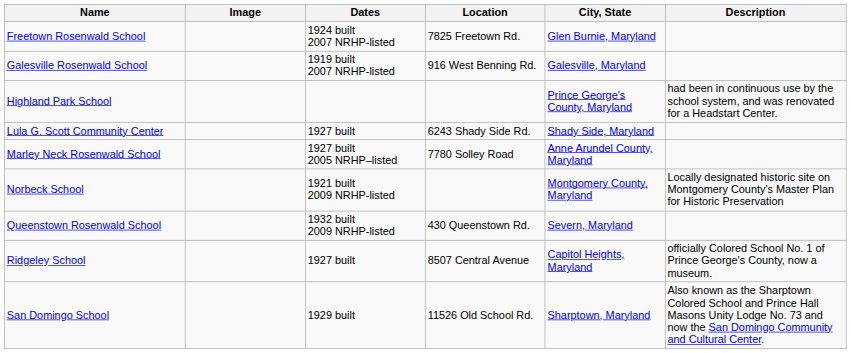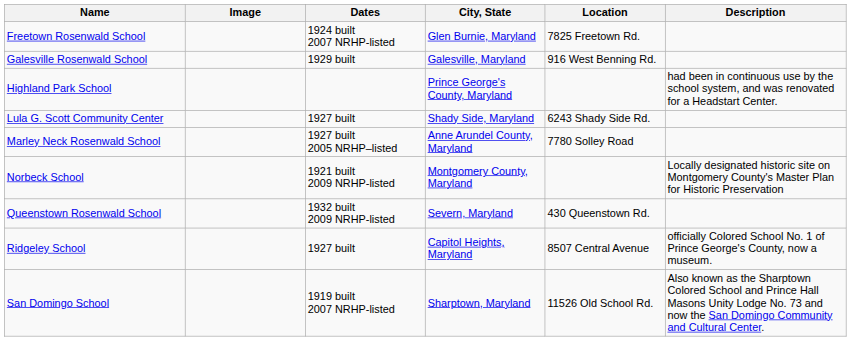columns swapped: (485, 13) <-> (605, 13)
(351, 65) 1919 built 2007 NRHP-listed -> (331, 59) 1929 built
(331, 315) 1929 built -> (351, 303) 1919 built 2007 NRHP-listed
